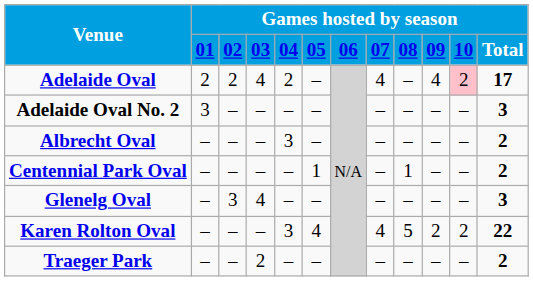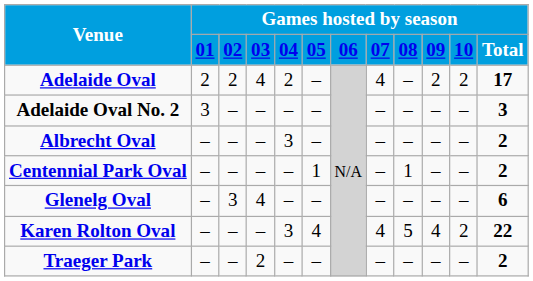(436, 79) 4 -> (436, 79) 2
(464, 79) pink background -> (464, 79) no background
(503, 200) 3 -> (503, 200) 6
(436, 230) 2 -> (436, 230) 4
